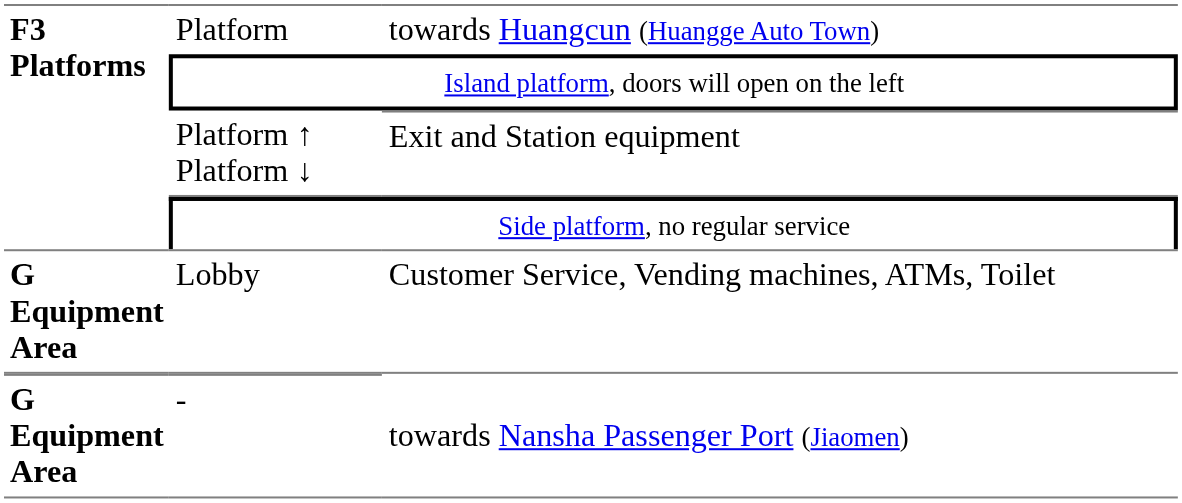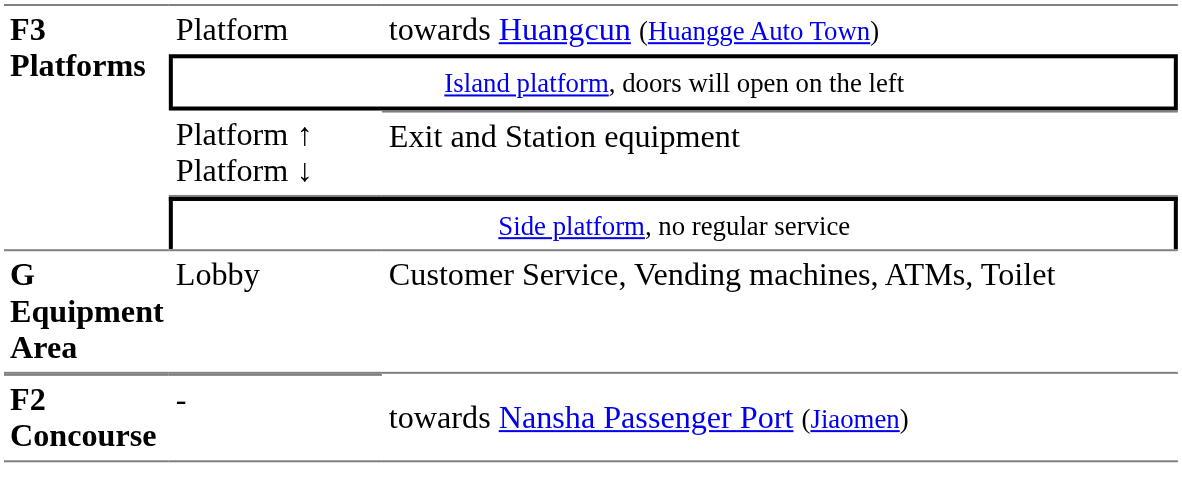(87, 435) G Equipment Area -> (83, 417) F2 Concourse
